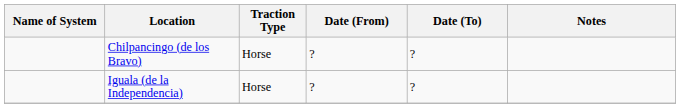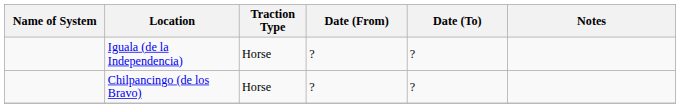rows swapped: (158, 53) <-> (145, 86)
